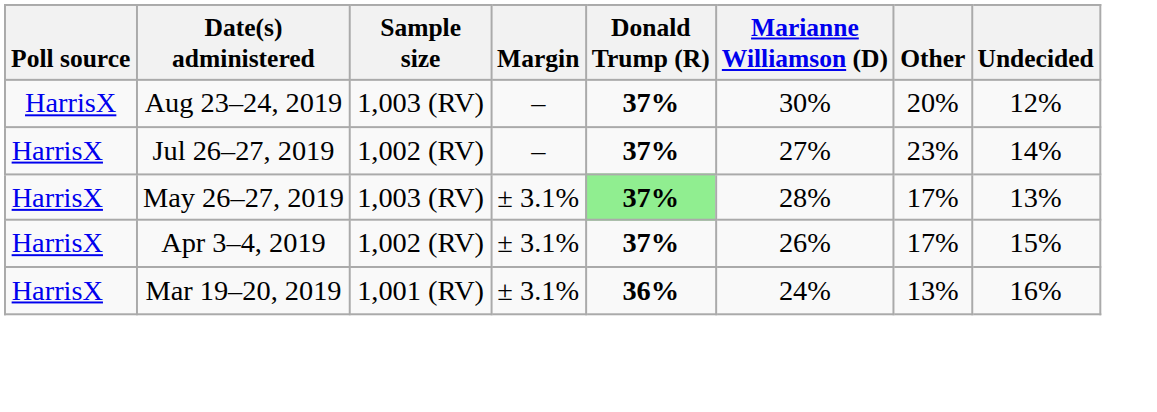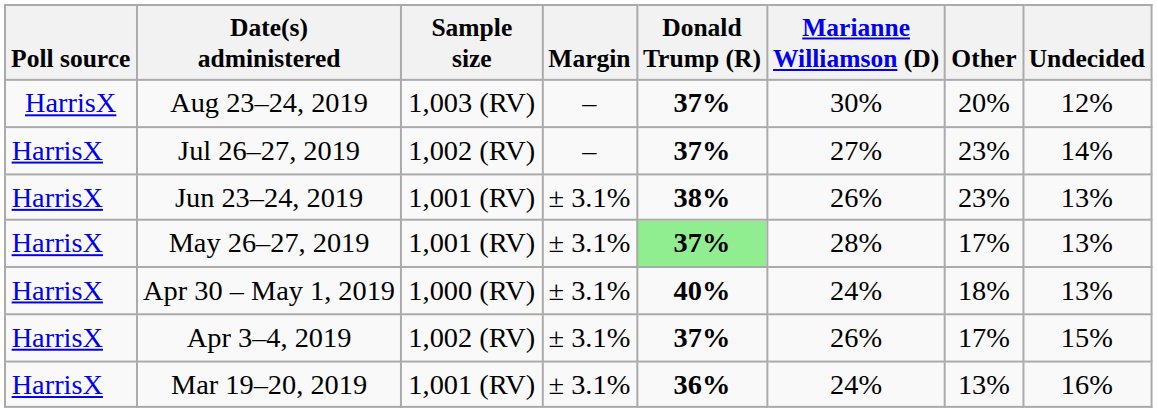+ row: (269, 197)
(421, 197) 1,003 (RV) -> (472, 243) 1,001 (RV)
+ row: (269, 290)
